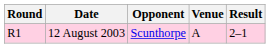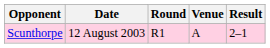columns swapped: (25, 14) <-> (158, 14)
